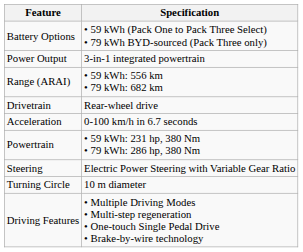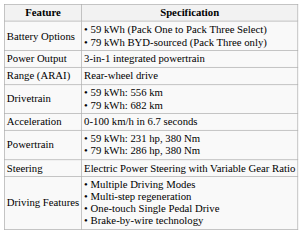(123, 82) • 59 kWh: 556 km • 79 kWh: 682 km -> (121, 76) Rear-wheel drive
(121, 105) Rear-wheel drive -> (123, 99) • 59 kWh: 556 km • 79 kWh: 682 km
- row: (38, 185)
